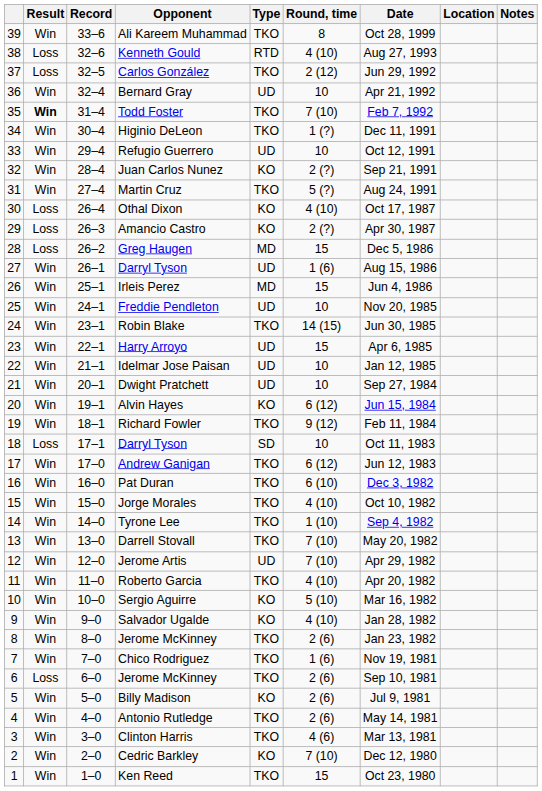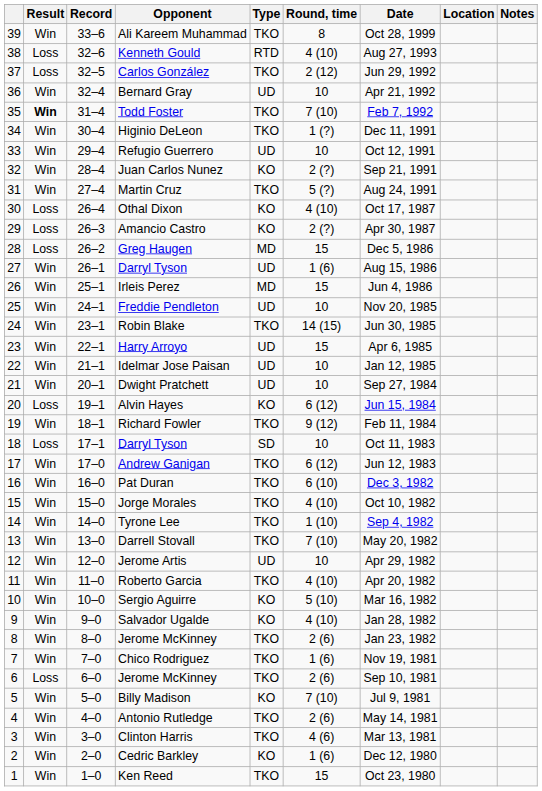(45, 405) Win -> (45, 405) Loss
(322, 561) 7 (10) -> (322, 561) 10
(322, 698) 2 (6) -> (322, 698) 7 (10)
(322, 756) 7 (10) -> (322, 756) 1 (6)
